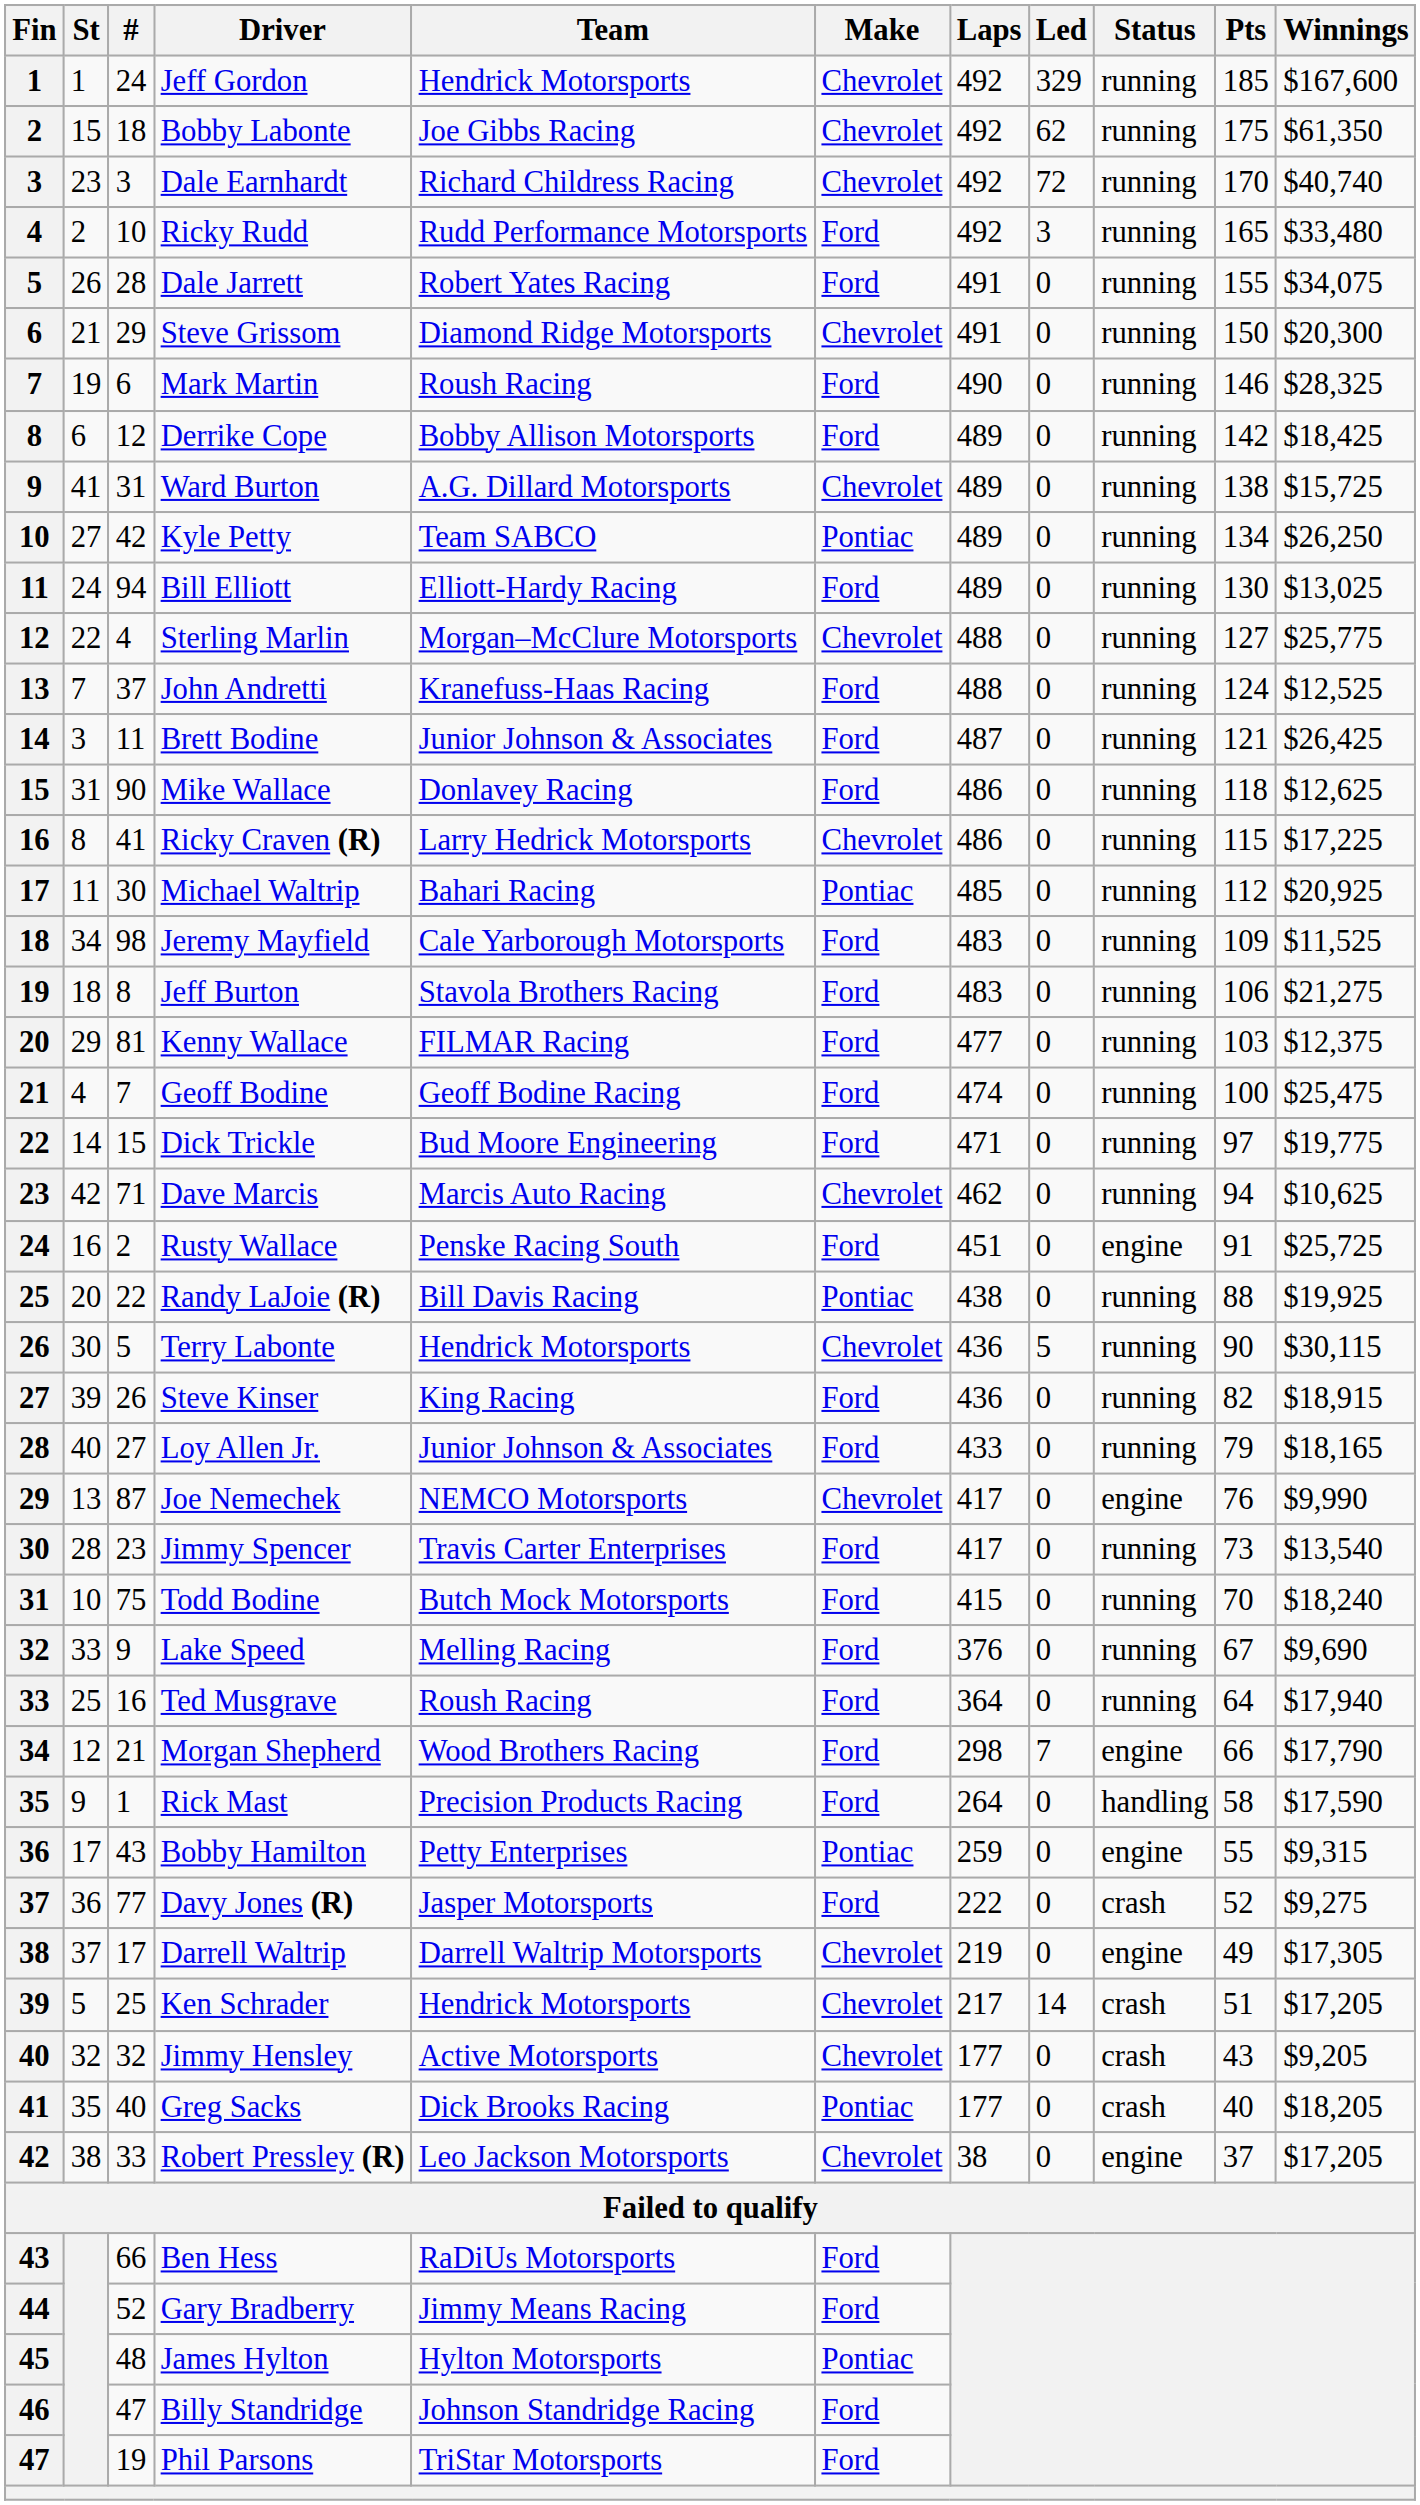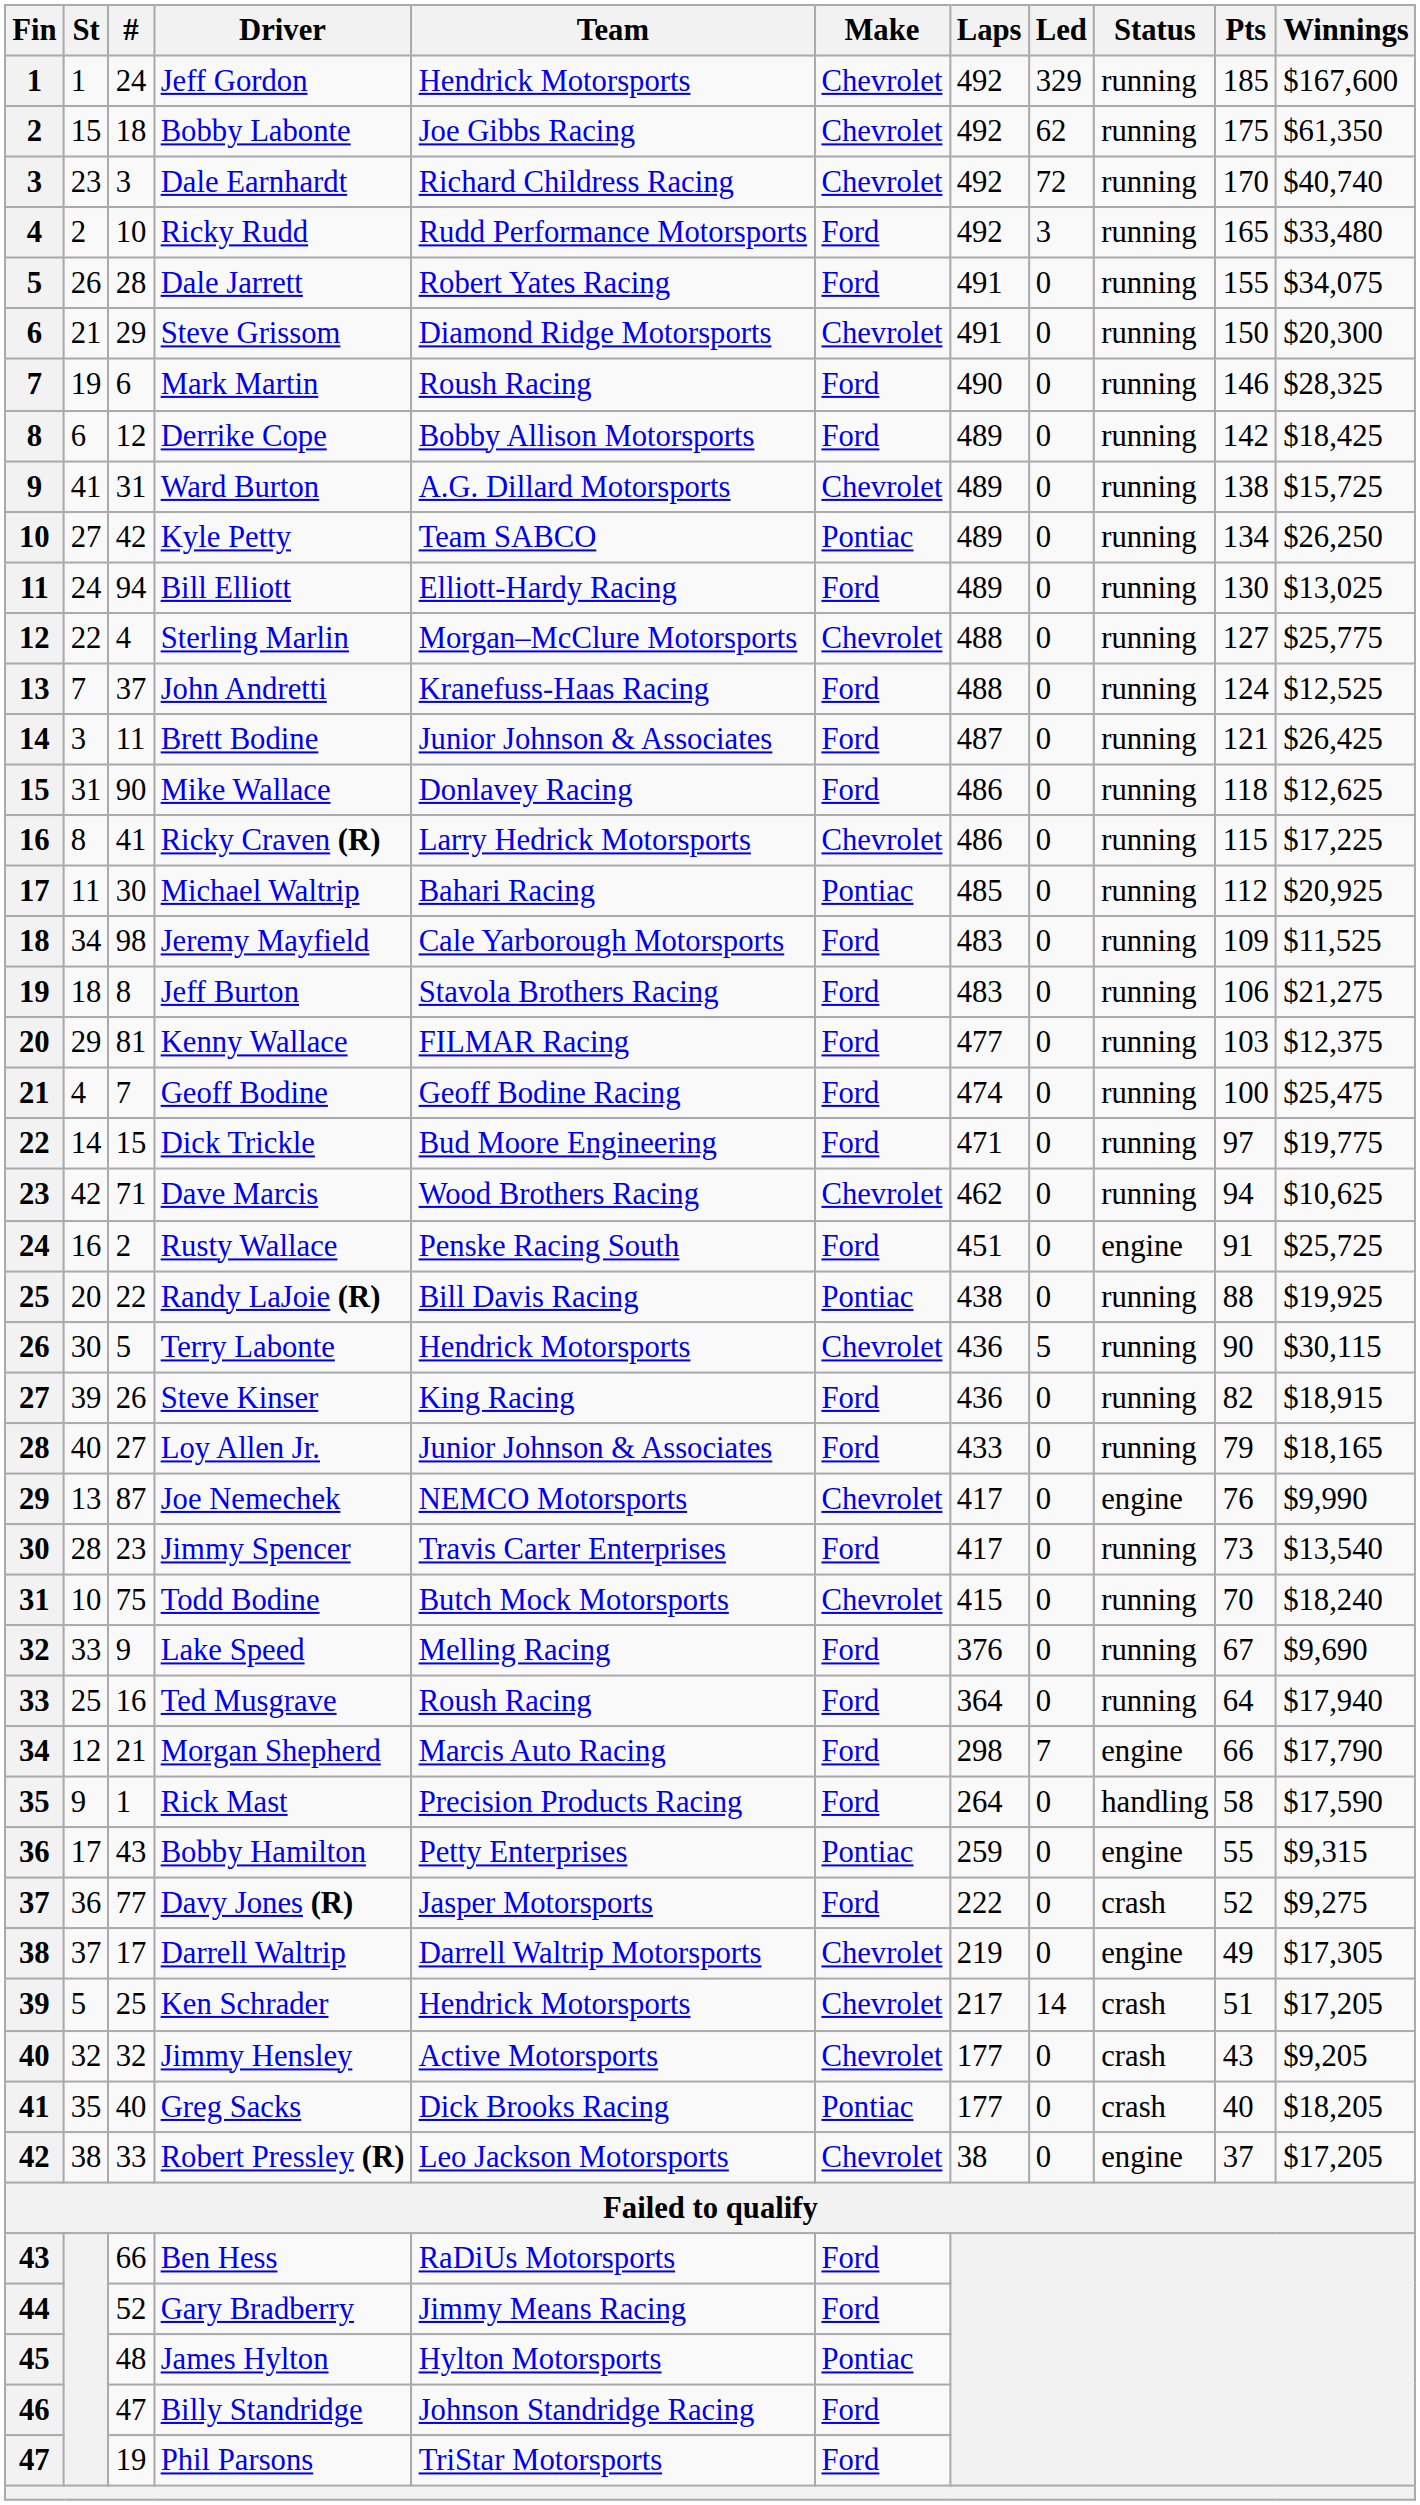(542, 1194) Marcis Auto Racing -> (559, 1194) Wood Brothers Racing
(850, 1599) Ford -> (882, 1599) Chevrolet
(559, 1751) Wood Brothers Racing -> (542, 1751) Marcis Auto Racing
